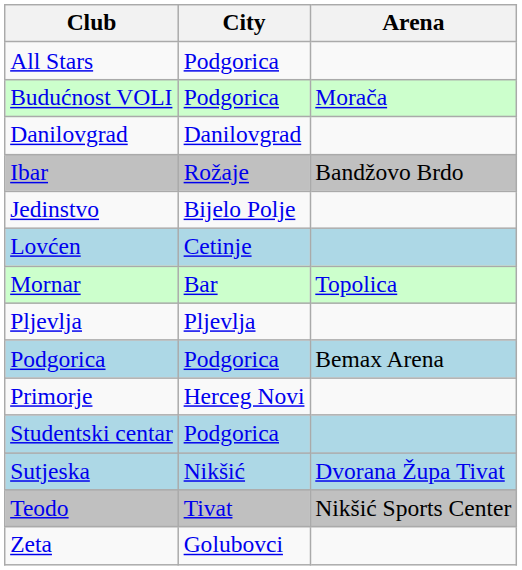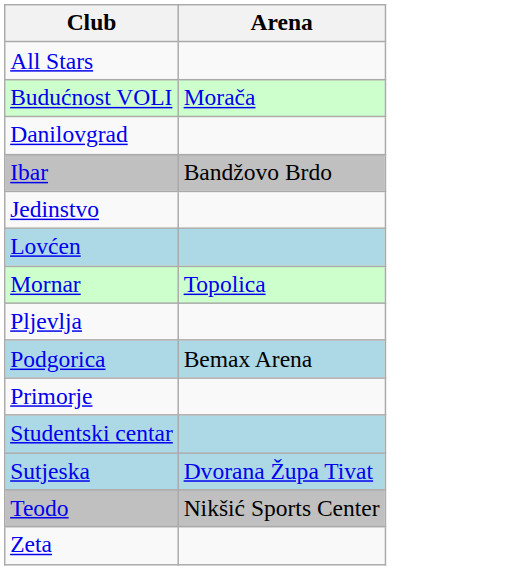- column: (244, 23)
